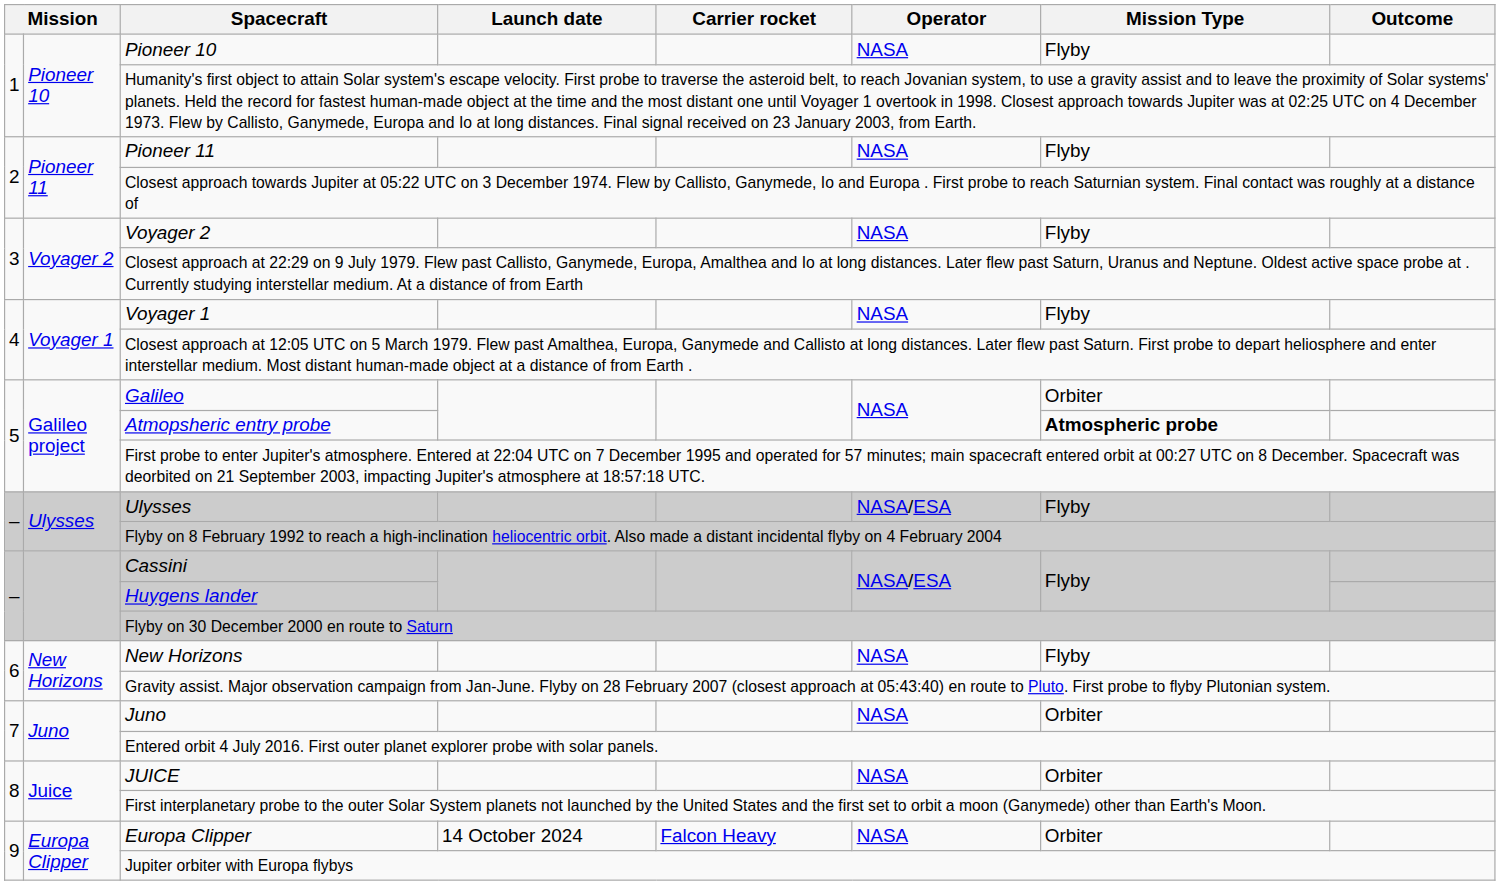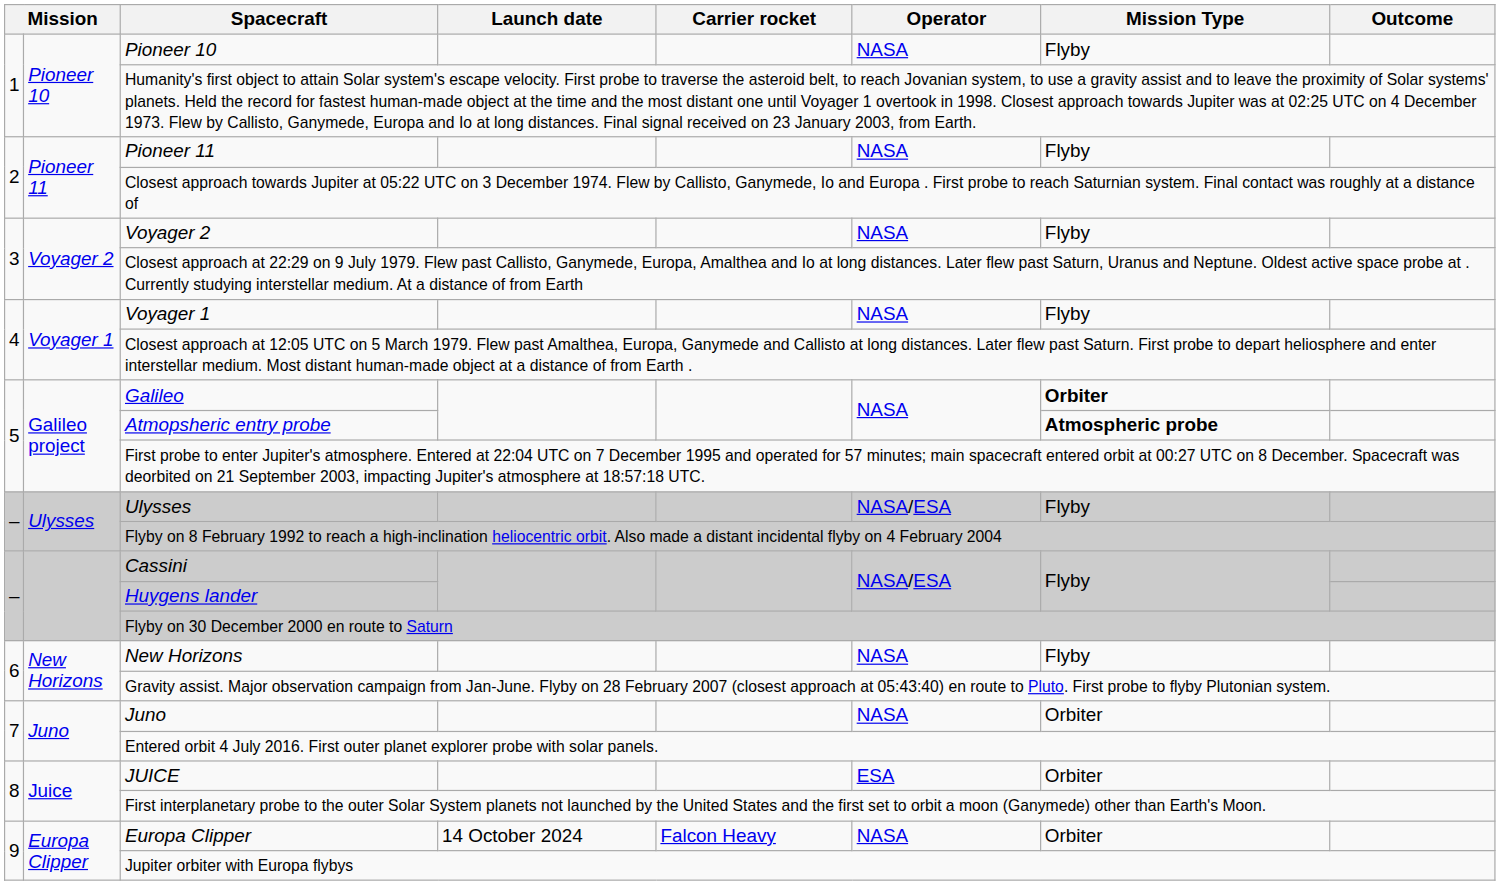(1074, 395) normal -> (1076, 395) bold
(882, 775) NASA -> (876, 775) ESA
